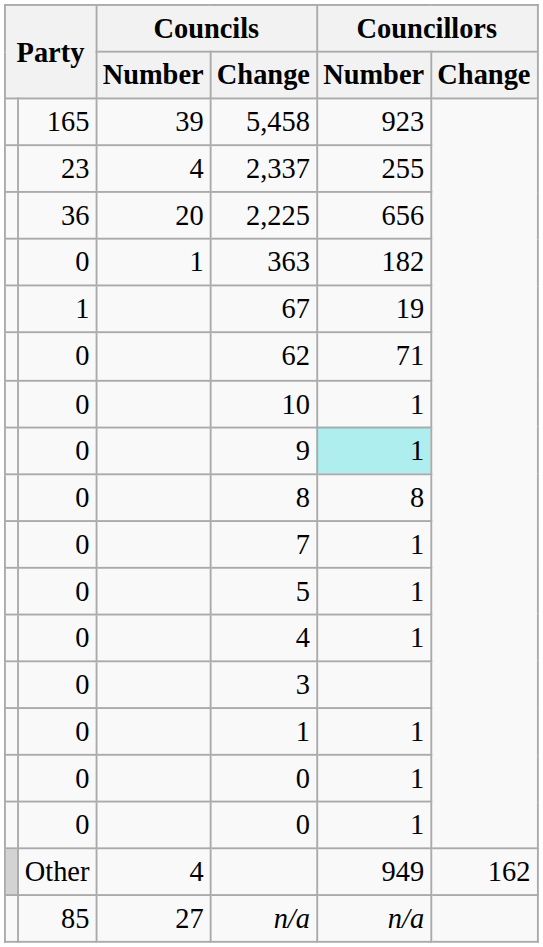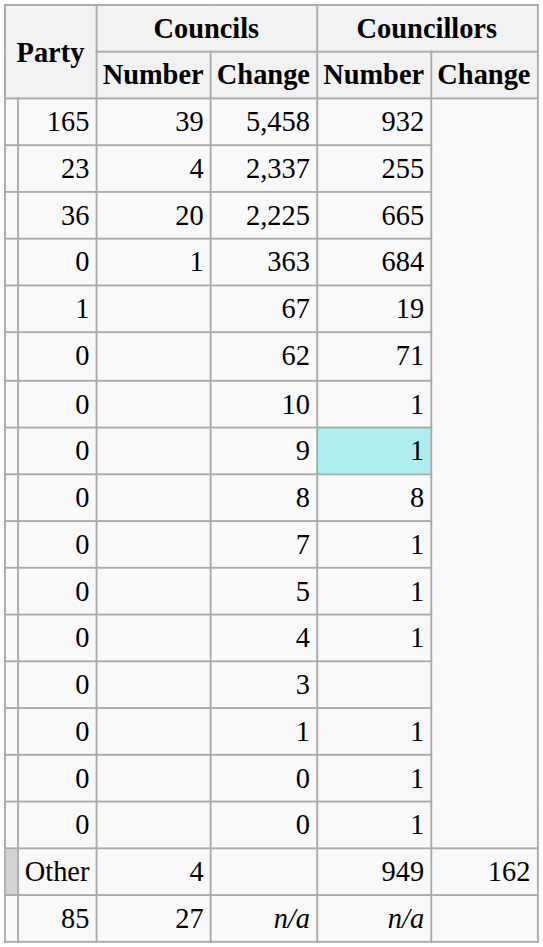(403, 121) 923 -> (403, 121) 932
(403, 215) 656 -> (403, 215) 665
(403, 262) 182 -> (403, 262) 684
